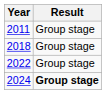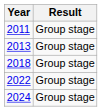+ row: (19, 47)
(67, 81) bold -> (65, 98) normal
